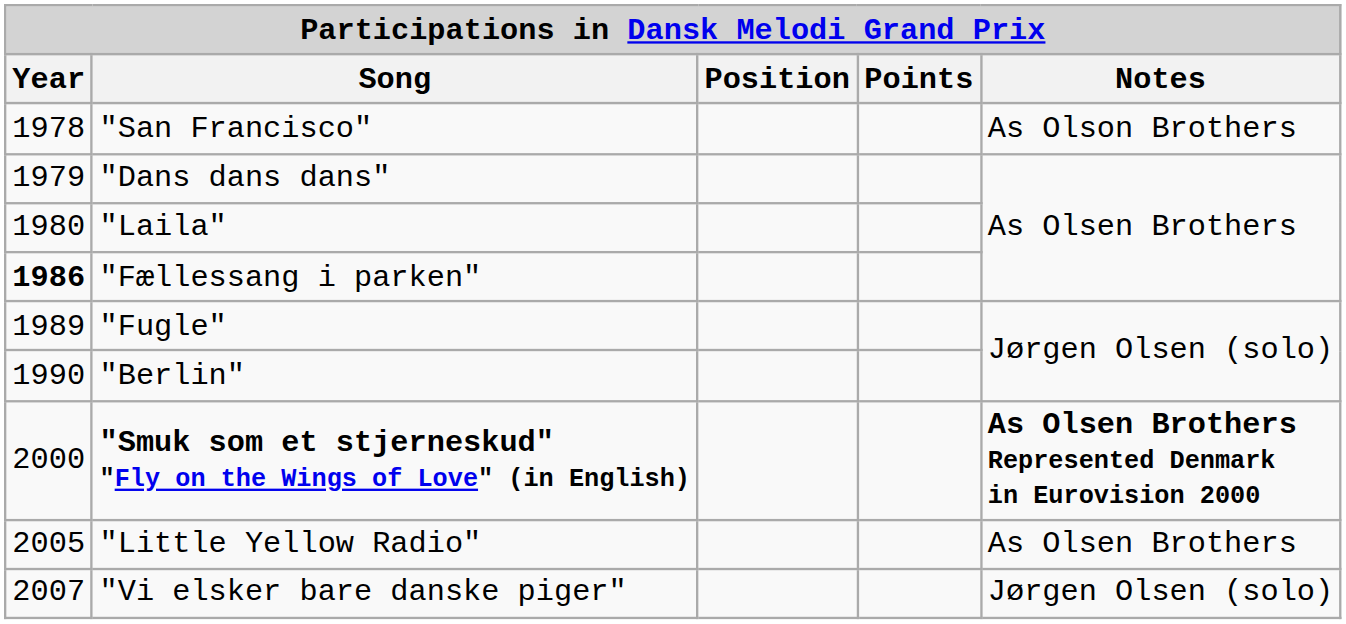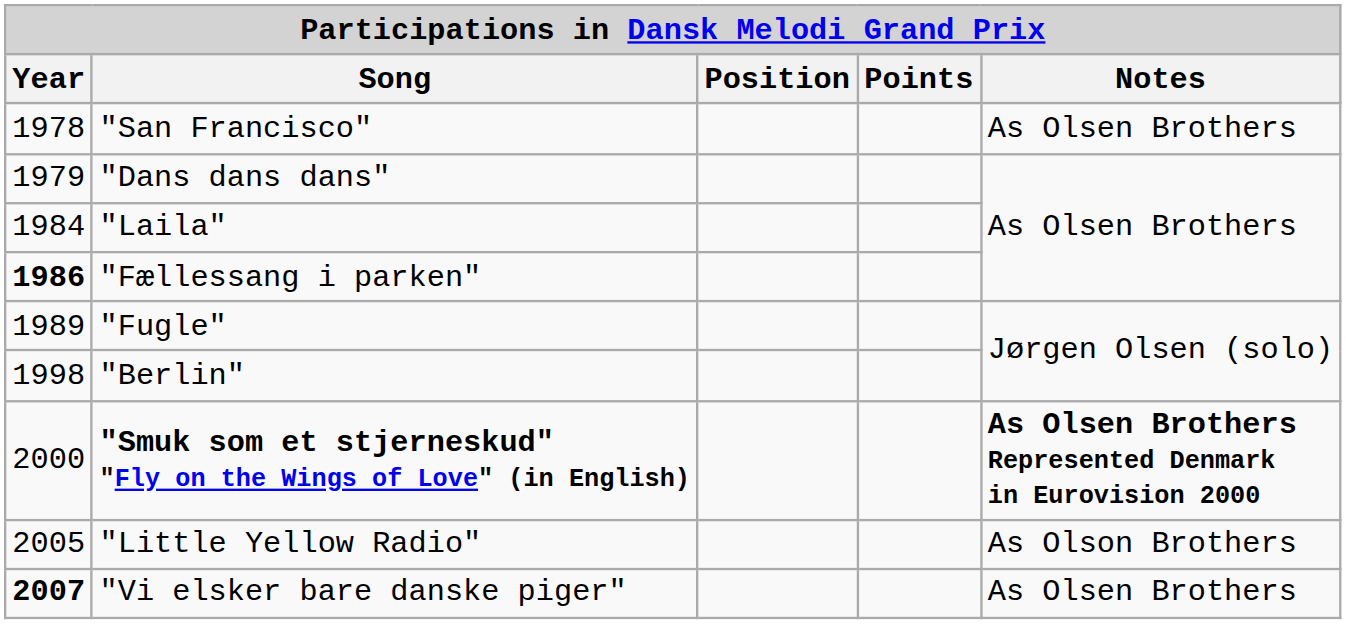(1142, 129) As Olson Brothers -> (1142, 129) As Olsen Brothers
(49, 227) 1980 -> (49, 227) 1984
(49, 375) 1990 -> (49, 375) 1998
(1142, 544) As Olsen Brothers -> (1142, 544) As Olson Brothers
(49, 593) normal -> (49, 593) bold
(1160, 593) Jørgen Olsen (solo) -> (1142, 593) As Olsen Brothers
